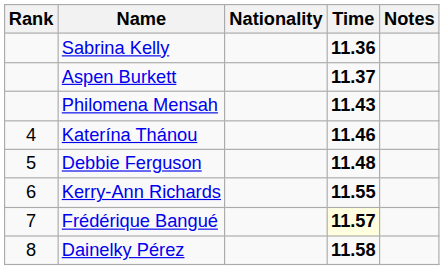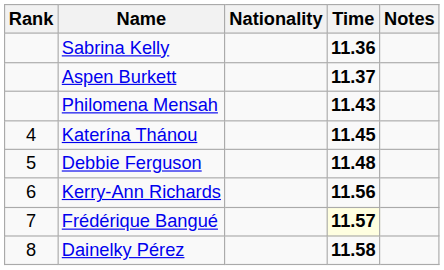(353, 134) 11.46 -> (353, 134) 11.45
(353, 192) 11.55 -> (353, 192) 11.56
